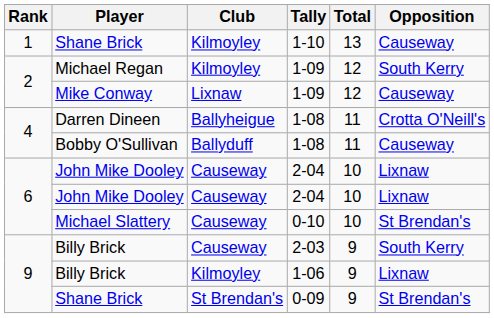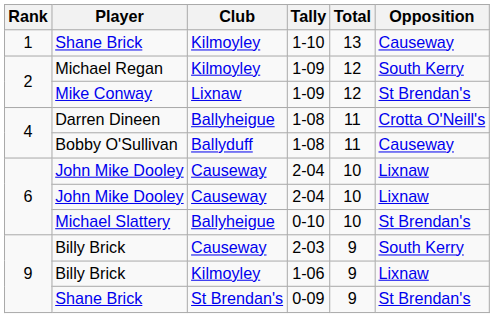(416, 94) Causeway -> (424, 94) St Brendan's
(229, 222) Causeway -> (233, 222) Ballyheigue
